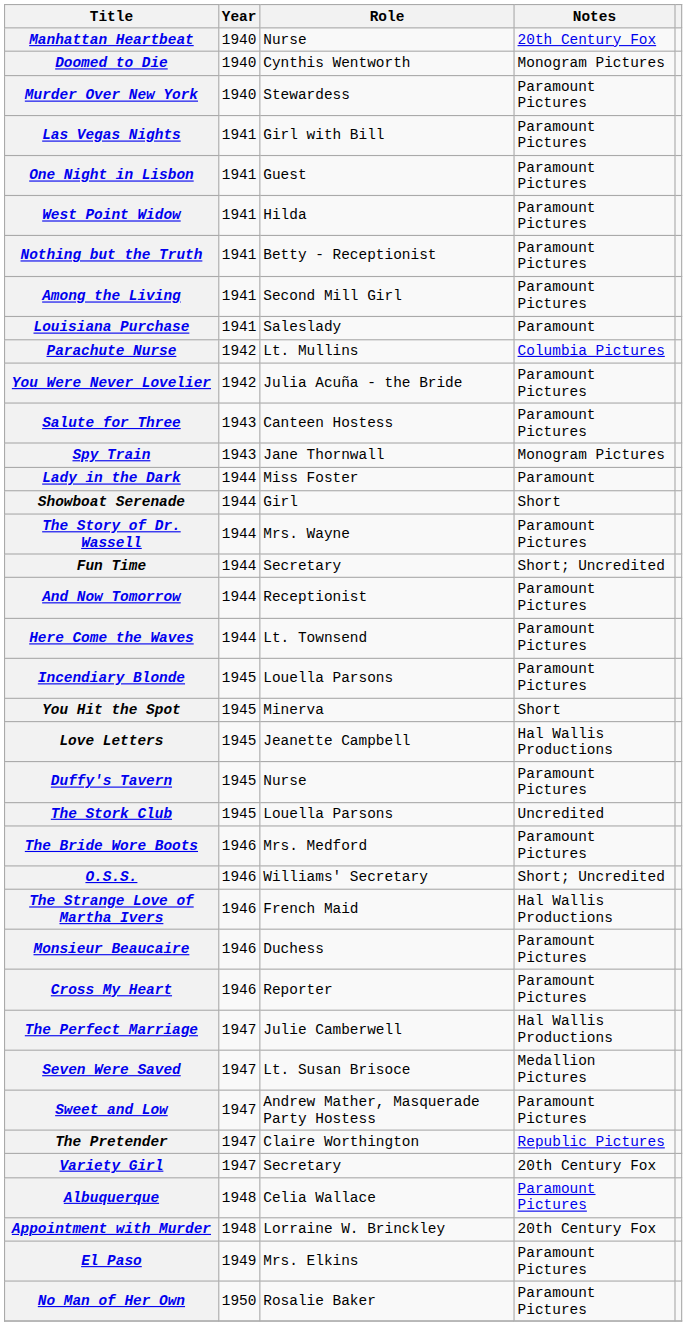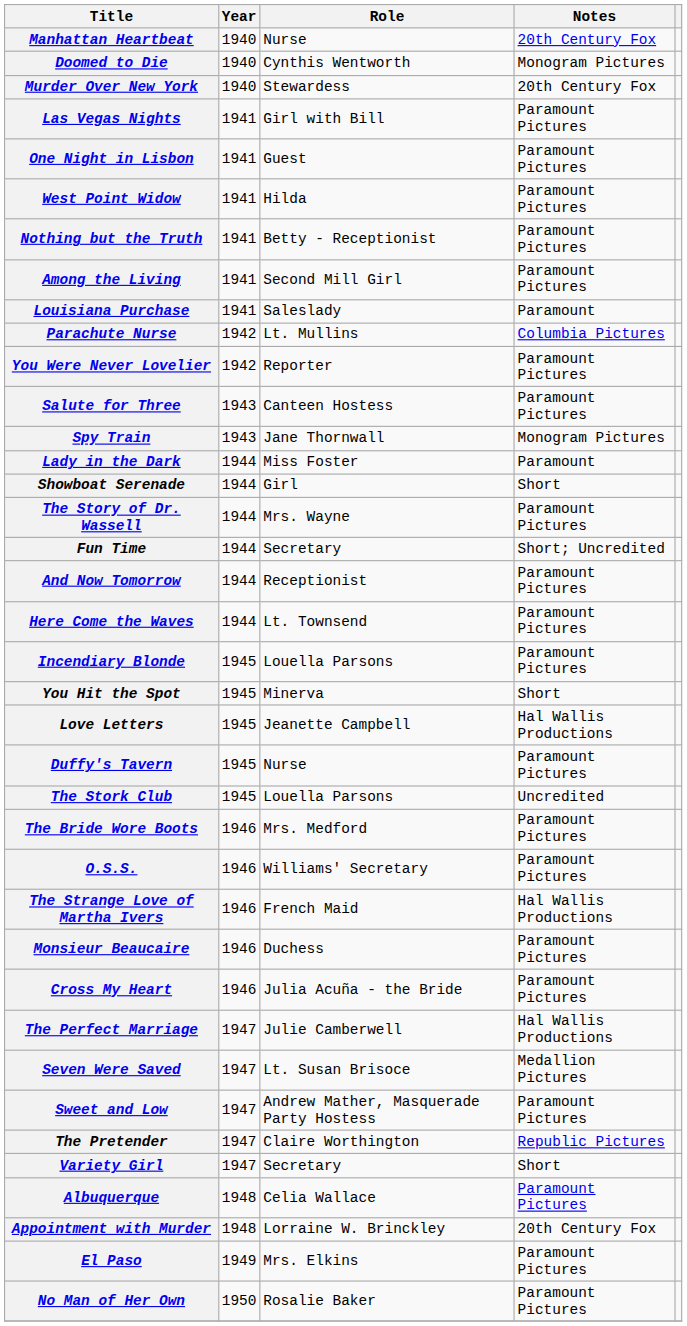(557, 95) Paramount Pictures -> (587, 87) 20th Century Fox
(363, 383) Julia Acuña - the Bride -> (298, 367) Reporter
(591, 878) Short; Uncredited -> (557, 869) Paramount Pictures
(298, 990) Reporter -> (363, 990) Julia Acuña - the Bride
(587, 1166) 20th Century Fox -> (539, 1166) Short
